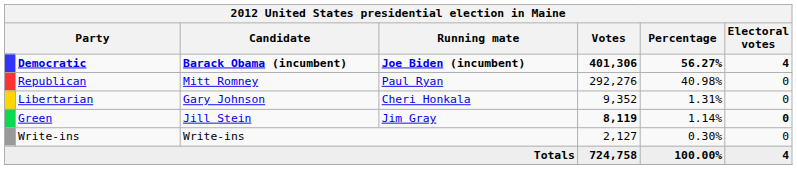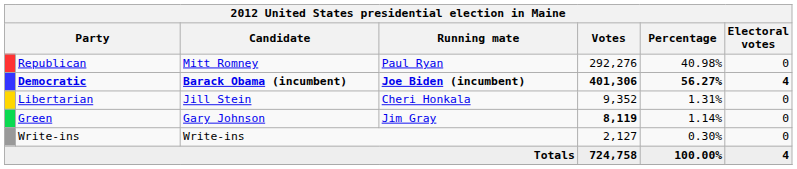rows swapped: (52, 64) <-> (52, 82)
(224, 100) Gary Johnson -> (217, 100) Jill Stein
(217, 119) Jill Stein -> (224, 119) Gary Johnson
(786, 119) bold -> (786, 119) normal
